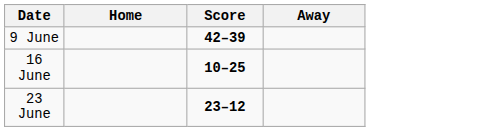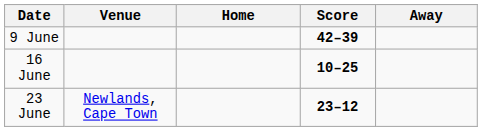+ column: (120, 16)
